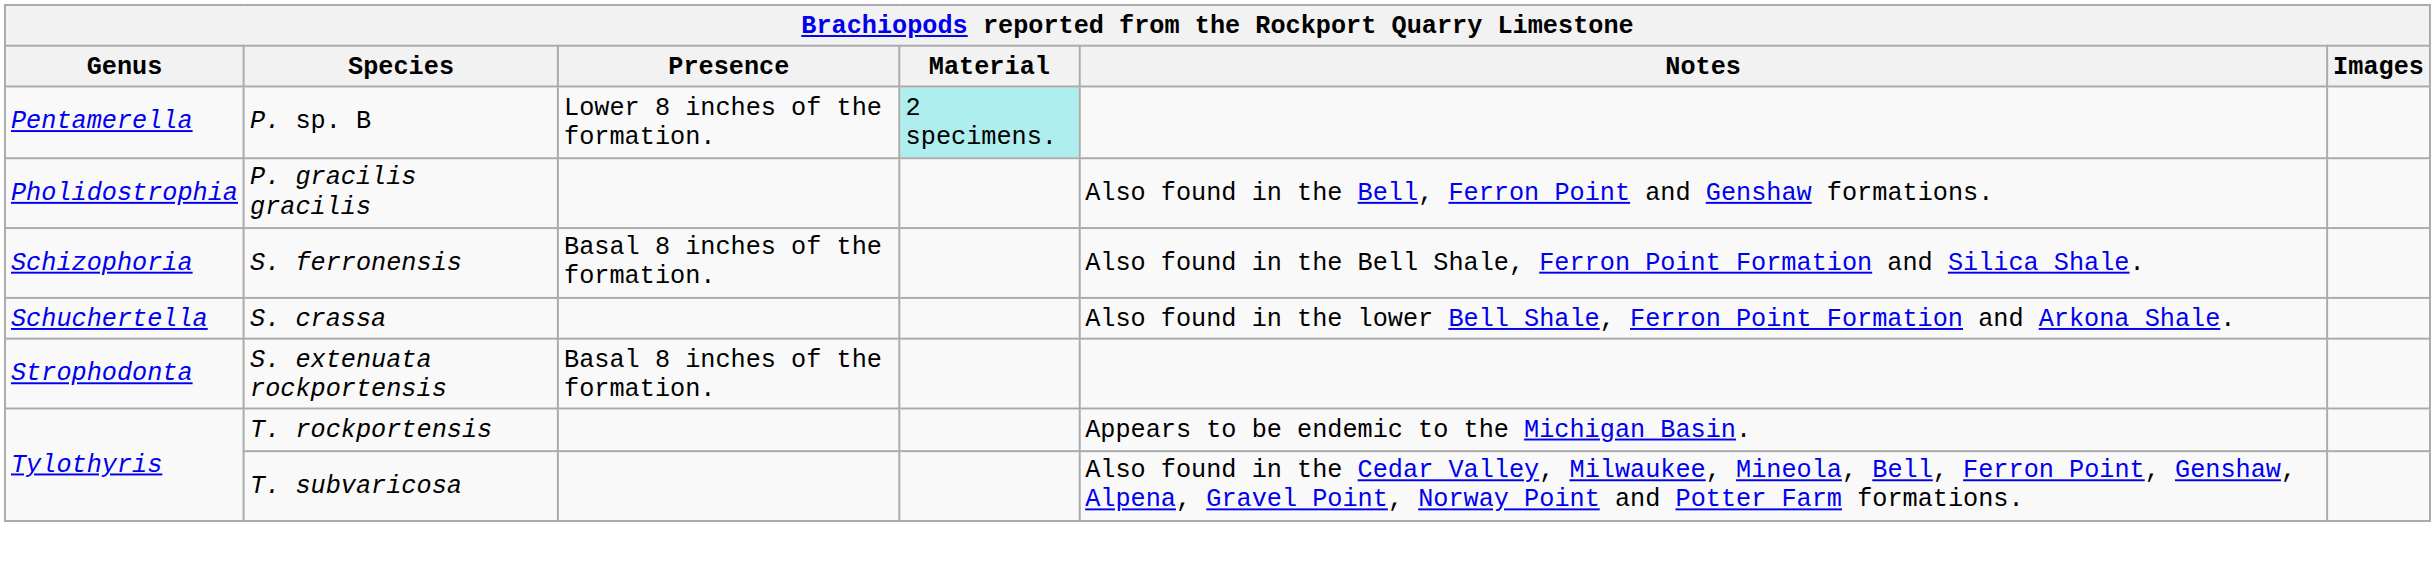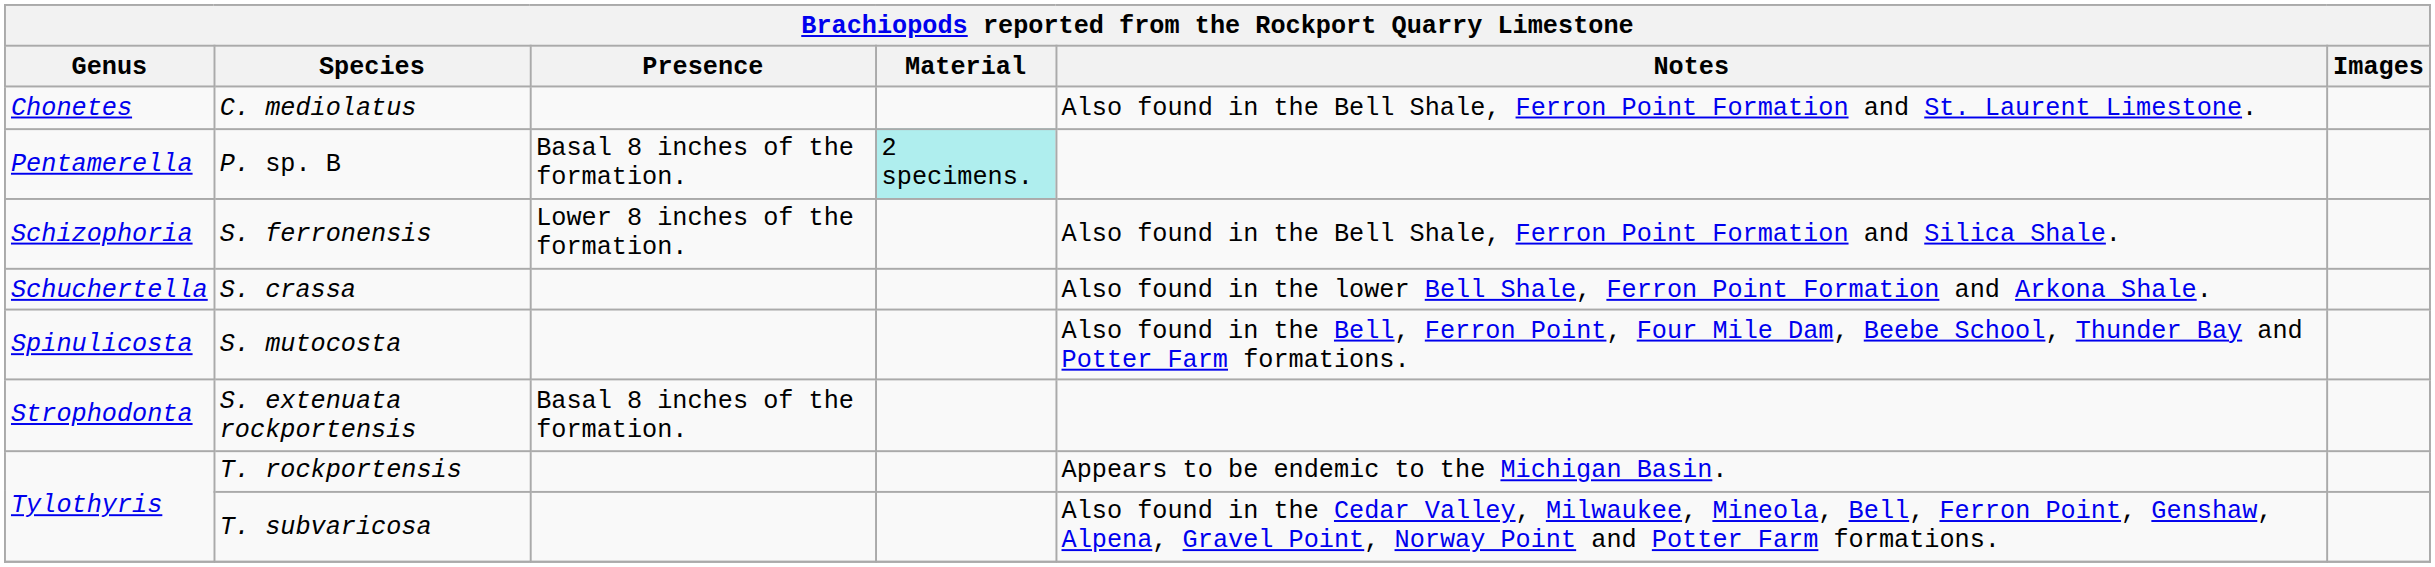+ row: (318, 108)
(723, 122) Lower 8 inches of the formation. -> (695, 163) Basal 8 inches of the formation.
- row: (333, 192)
(723, 263) Basal 8 inches of the formation. -> (695, 234) Lower 8 inches of the formation.
+ row: (311, 345)
